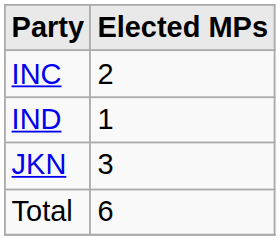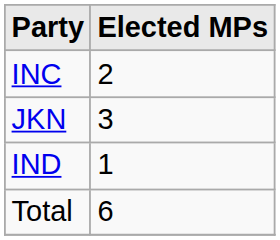rows swapped: (39, 165) <-> (37, 119)
